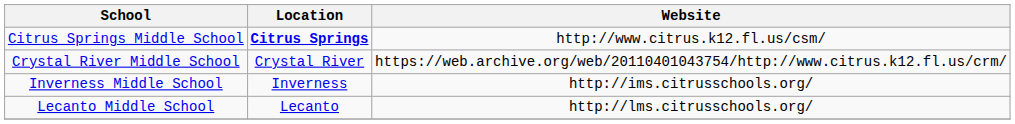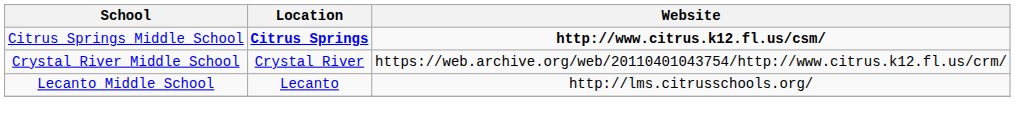(691, 39) normal -> (691, 39) bold
- row: (126, 85)
